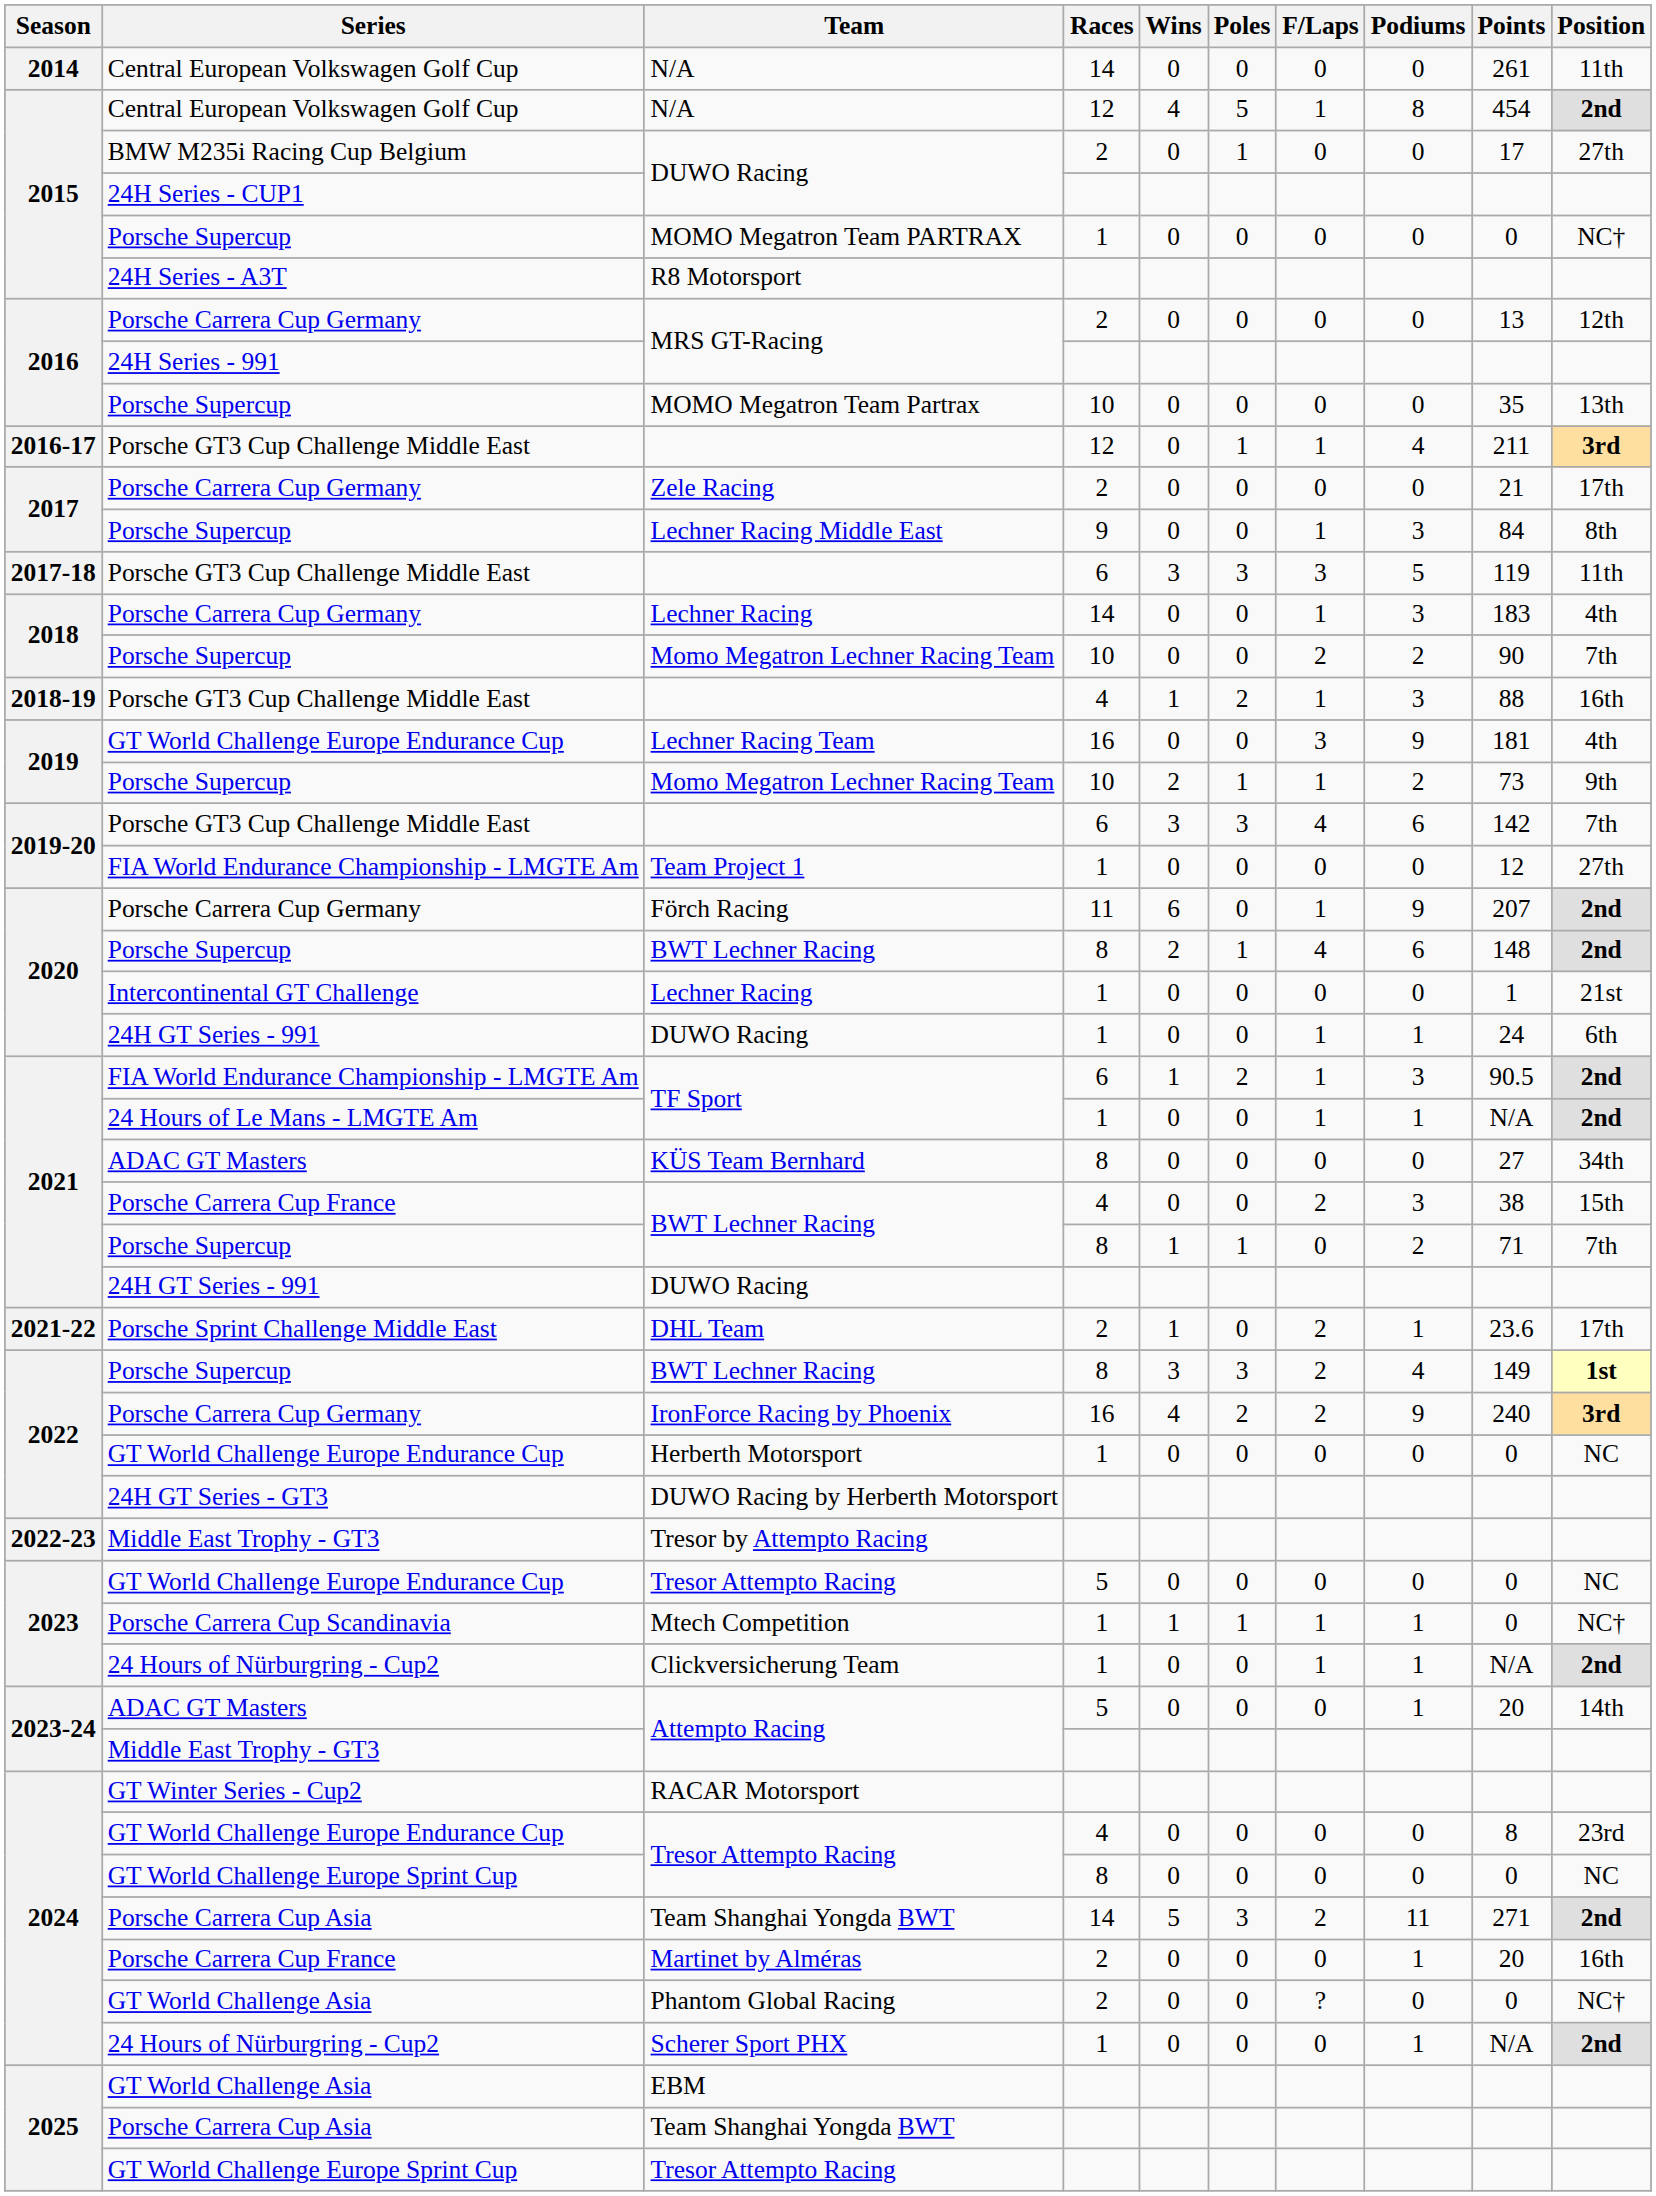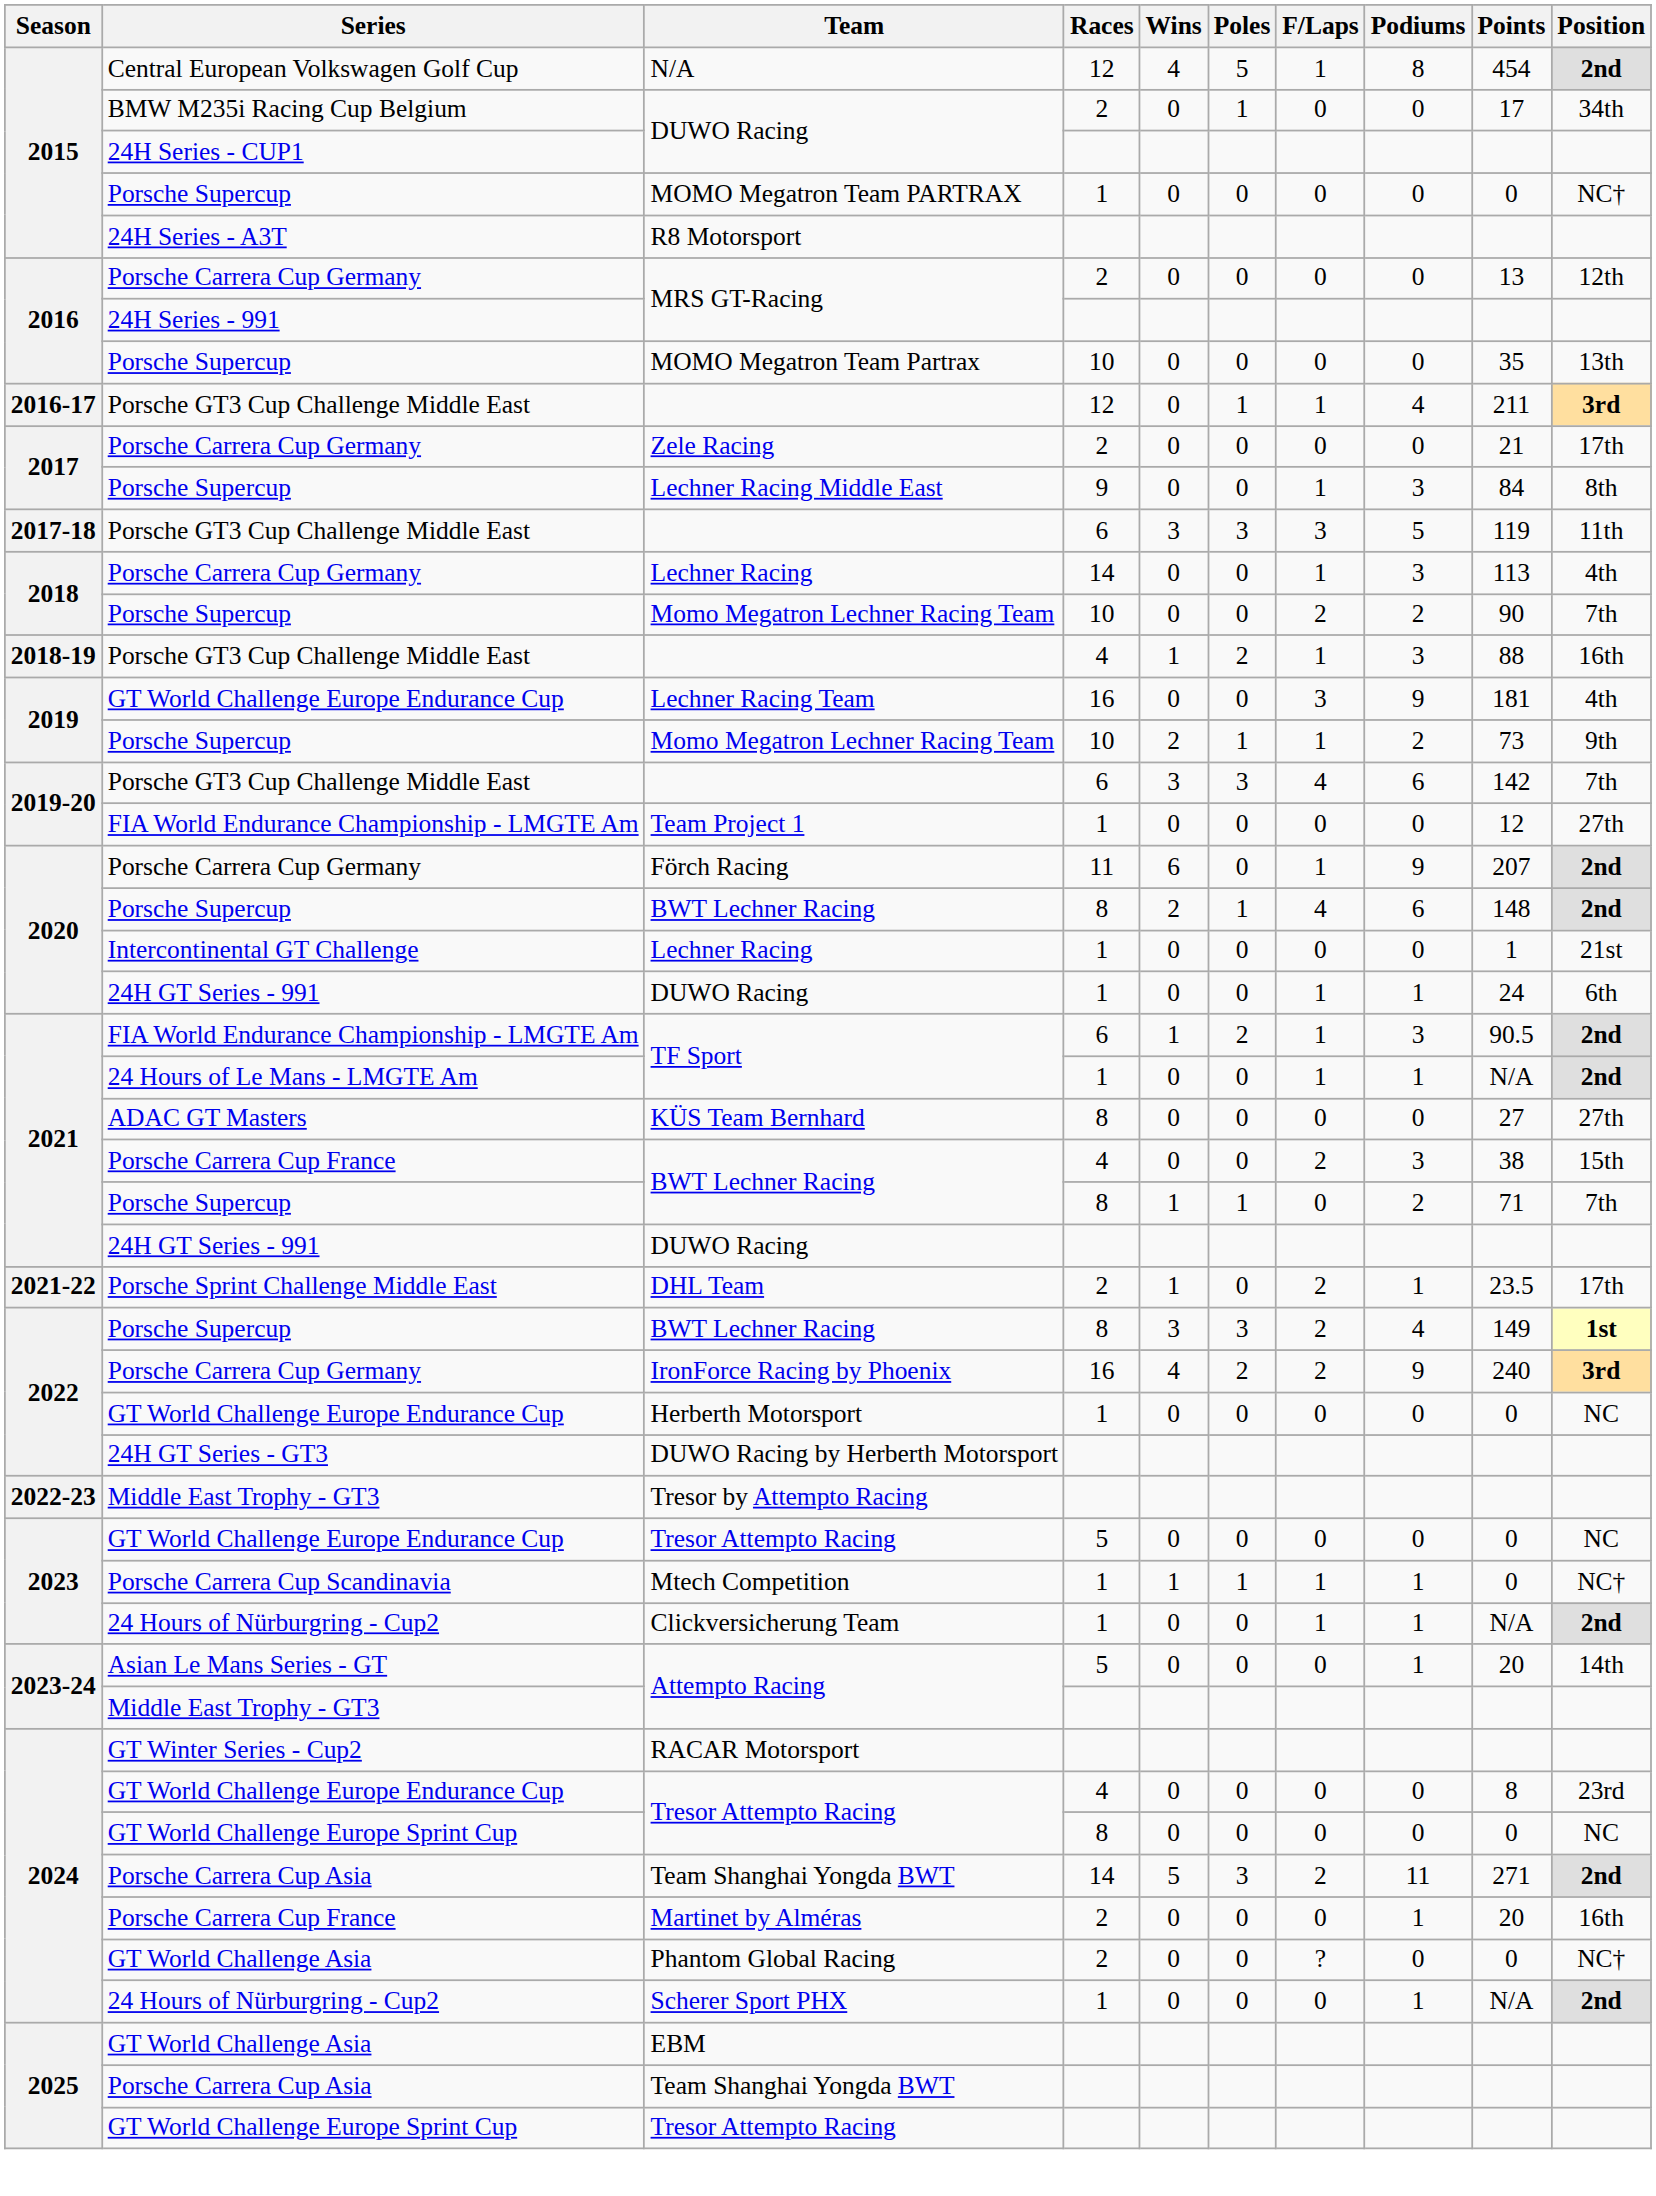- row: (673, 67)
(1601, 152) 27th -> (1601, 109) 34th
(1511, 614) 183 -> (1511, 572) 113
(1601, 1160) 34th -> (1601, 1118) 27th
(1511, 1329) 23.6 -> (1511, 1287) 23.5
(207, 1707) ADAC GT Masters -> (247, 1665) Asian Le Mans Series - GT
